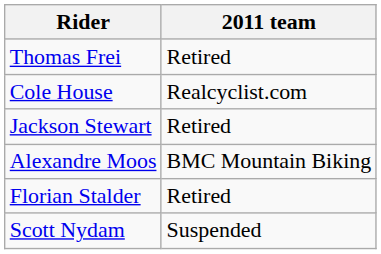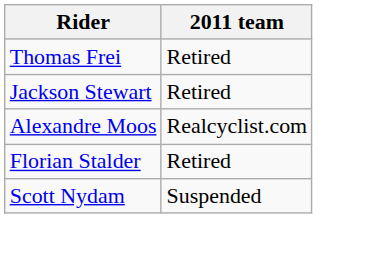- row: (61, 91)
(269, 160) BMC Mountain Biking -> (237, 126) Realcyclist.com
